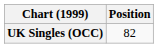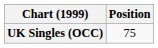(130, 33) 82 -> (130, 33) 75
